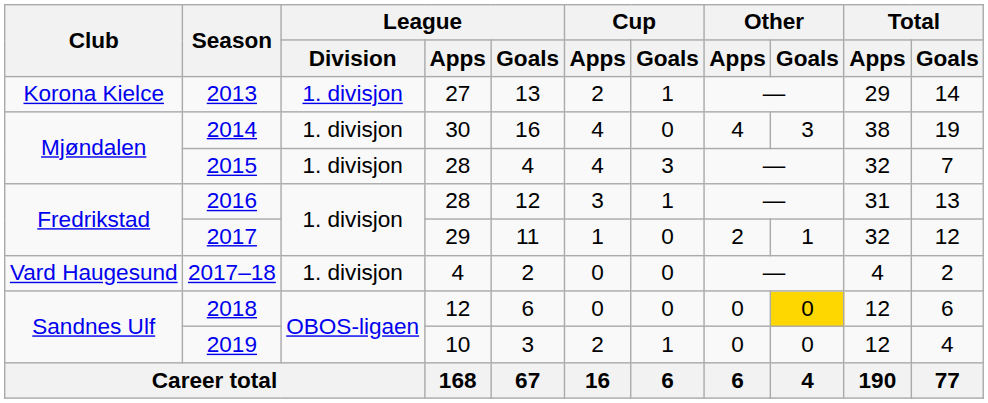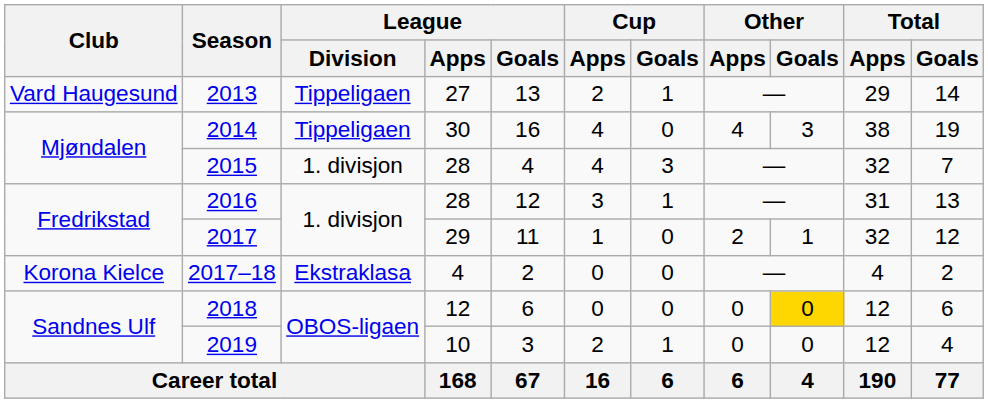(94, 93) Korona Kielce -> (94, 93) Vard Haugesund
(353, 93) 1. divisjon -> (353, 93) Tippeligaen
(353, 129) 1. divisjon -> (353, 129) Tippeligaen
(94, 272) Vard Haugesund -> (94, 272) Korona Kielce
(353, 272) 1. divisjon -> (353, 272) Ekstraklasa
